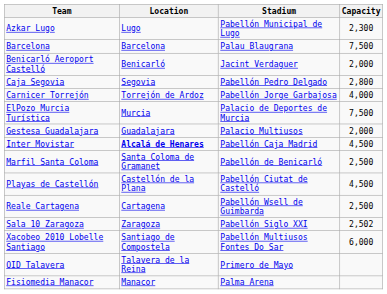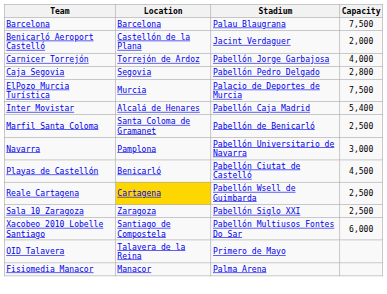- row: (30, 29)
(143, 64) Benicarló -> (154, 42) Castellón de la Plana
rows swapped: (35, 82) <-> (47, 95)
- row: (52, 131)
(163, 144) bold -> (159, 108) normal
(361, 144) 4,500 -> (361, 108) 5,400
+ row: (23, 149)
(158, 184) Castellón de la Plana -> (139, 171) Benicarló
(143, 207) no background -> (139, 193) gold background
(361, 224) 2,502 -> (361, 211) 2,500
